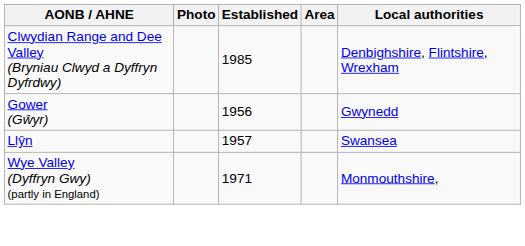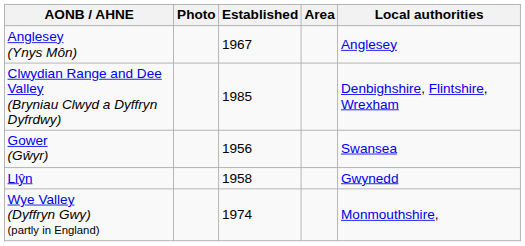+ row: (42, 44)
(370, 111) Gwynedd -> (369, 148) Swansea
(237, 141) 1957 -> (237, 178) 1958
(369, 141) Swansea -> (370, 178) Gwynedd
(237, 178) 1971 -> (237, 214) 1974
